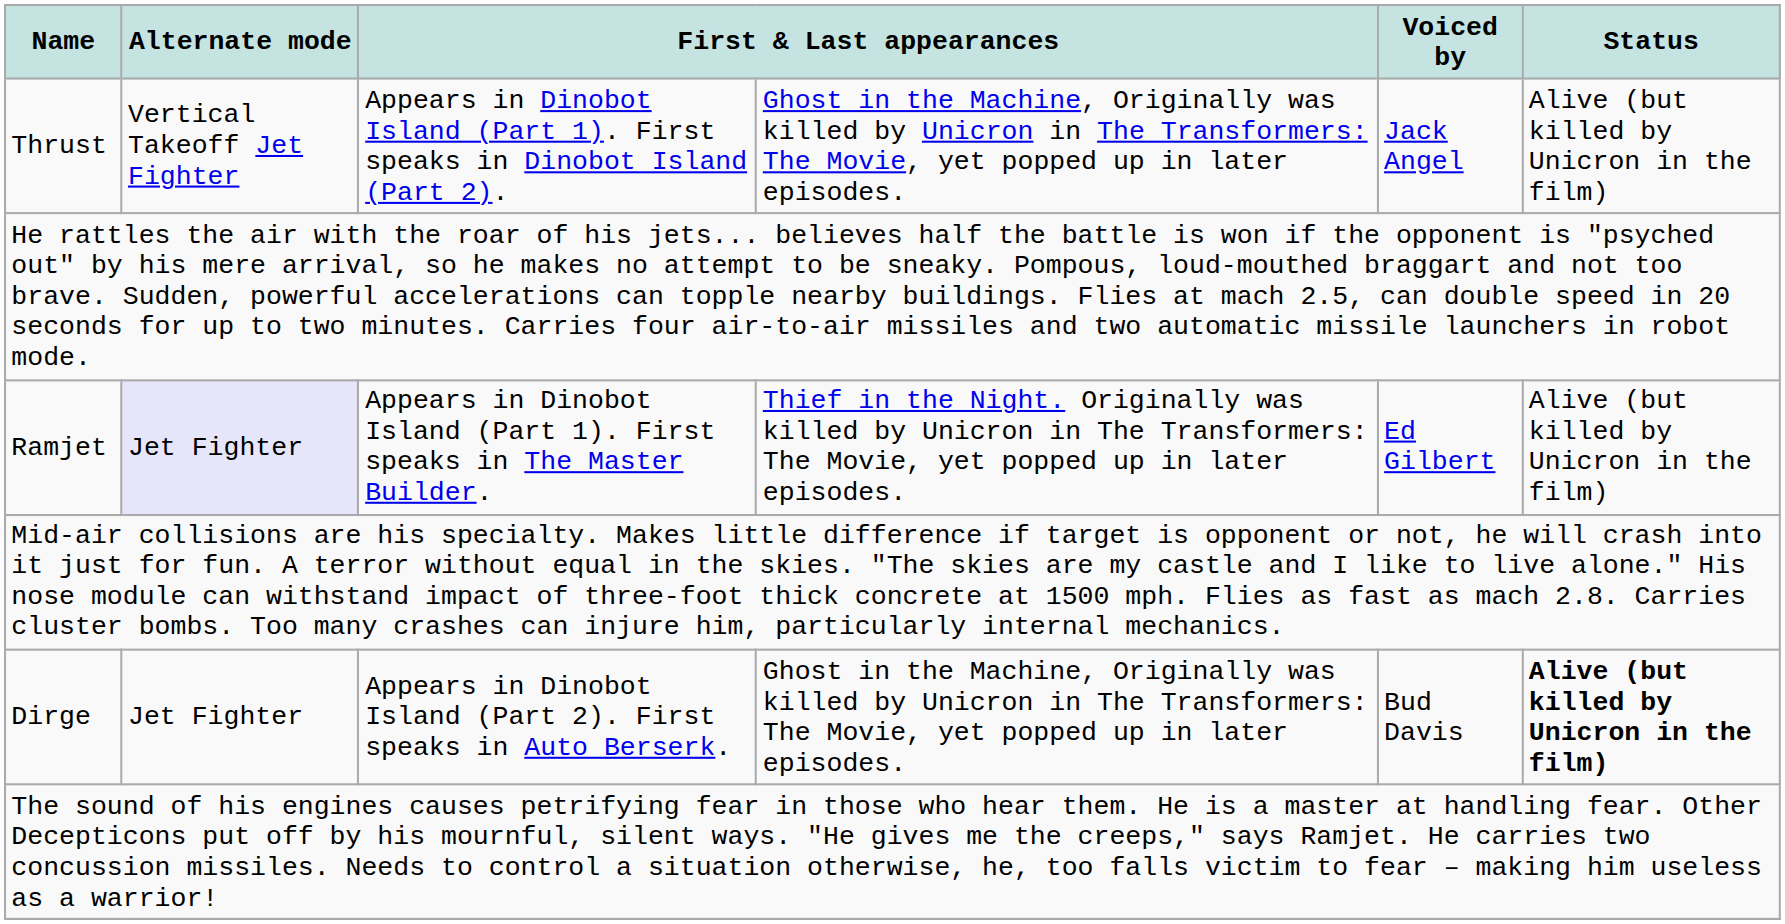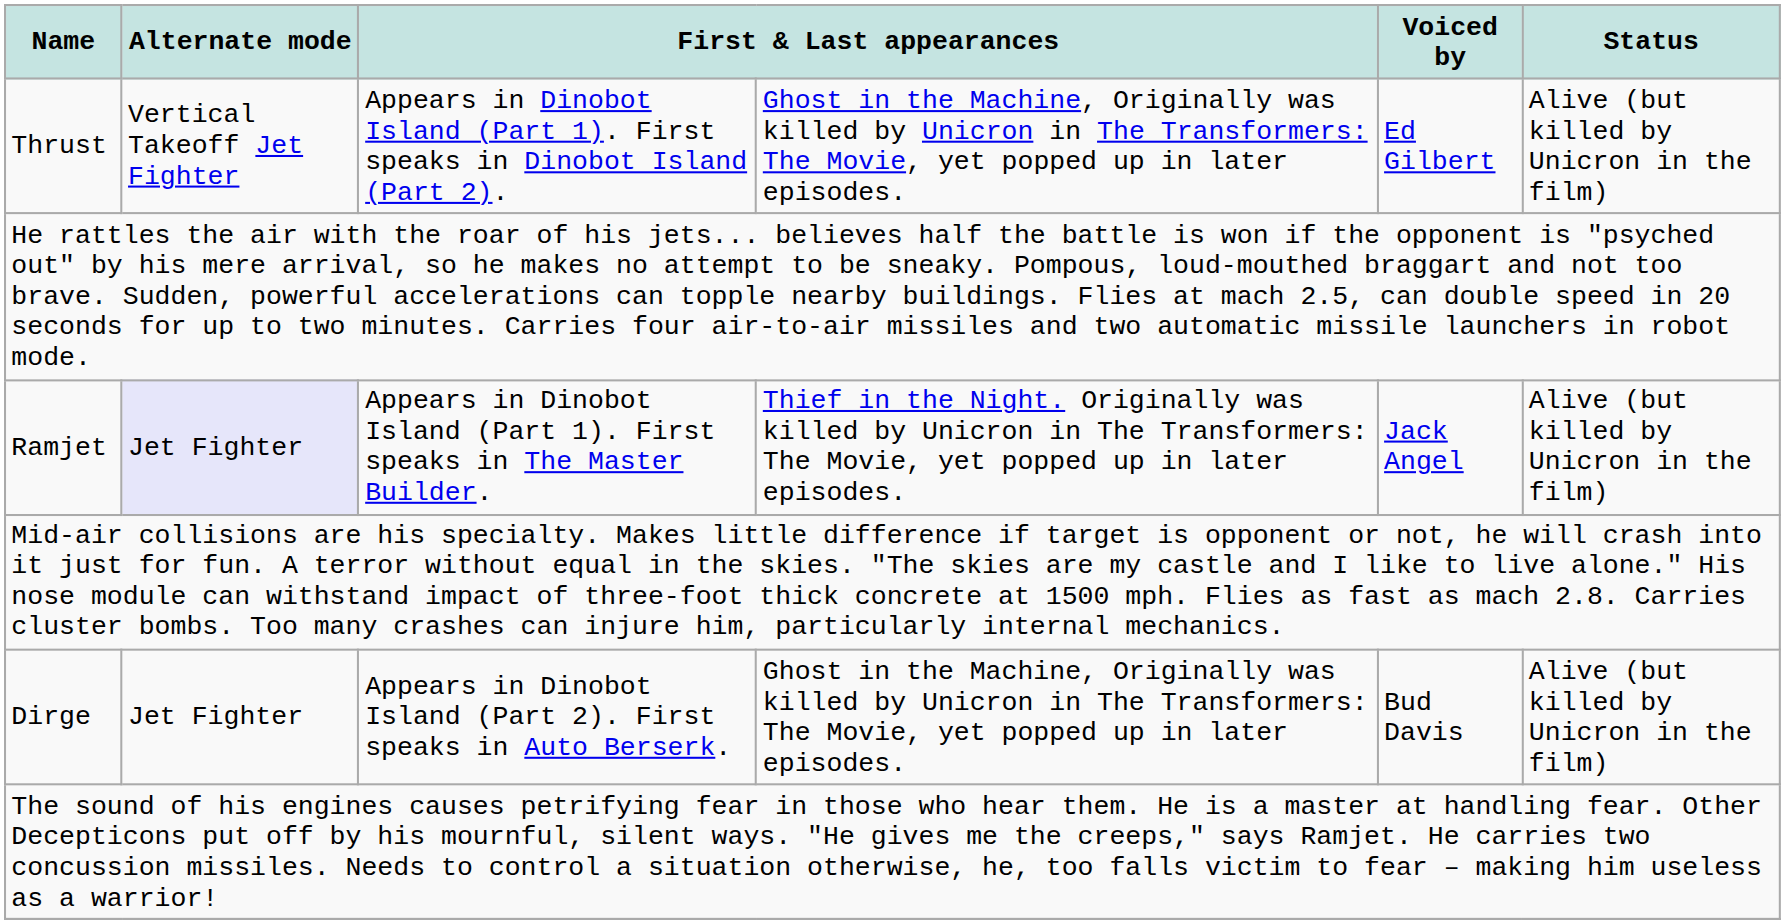(1424, 146) Jack Angel -> (1440, 146) Ed Gilbert
(1440, 447) Ed Gilbert -> (1424, 447) Jack Angel
(1640, 717) bold -> (1640, 717) normal
